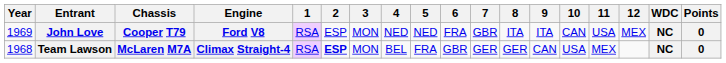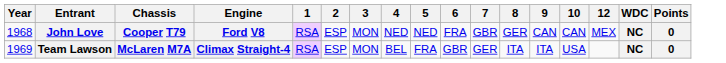- column: (604, 14)
(20, 32) 1969 -> (20, 32) 1968
(515, 32) ITA -> (515, 32) GER
(545, 32) ITA -> (545, 32) CAN
(20, 50) 1968 -> (20, 50) 1969
(336, 50) bold -> (336, 50) normal
(515, 50) GER -> (515, 50) ITA
(545, 50) CAN -> (545, 50) ITA
